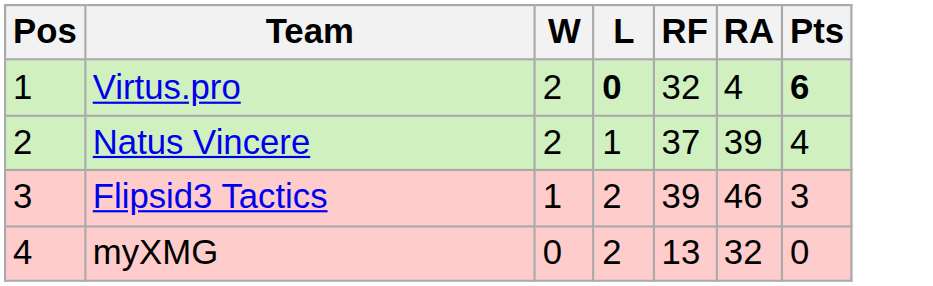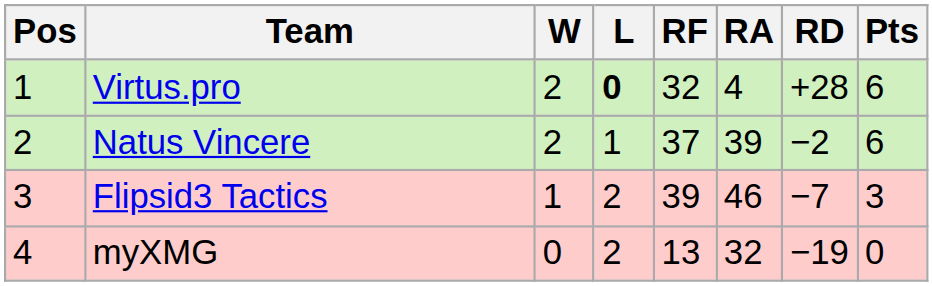+ column: (819, 32)
(800, 87) bold -> (875, 87) normal
(800, 142) 4 -> (875, 142) 6
